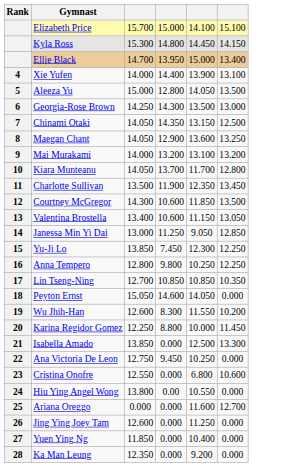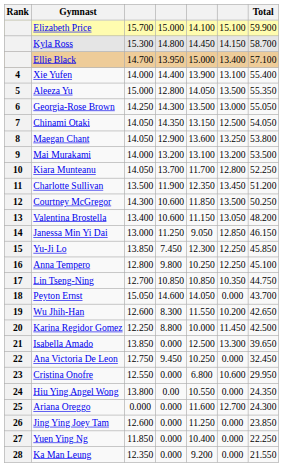+ column: (263, 12)
